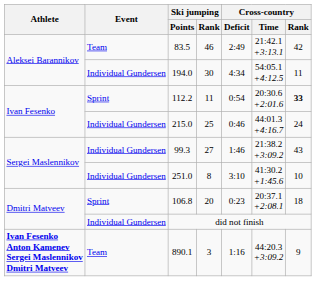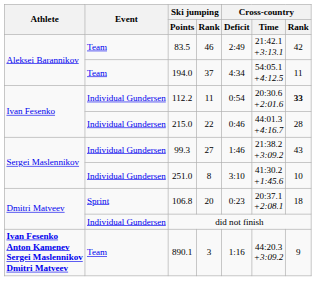(126, 73) Individual Gundersen -> (97, 73) Team
(209, 73) 30 -> (209, 73) 37
(98, 98) Sprint -> (126, 98) Individual Gundersen
(209, 124) 25 -> (209, 124) 22
(298, 124) 24 -> (298, 124) 28
